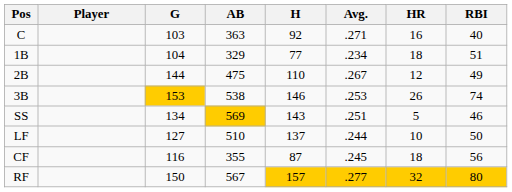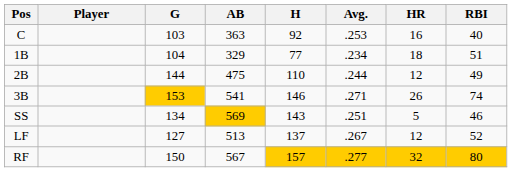(356, 34) .271 -> (356, 34) .253
(356, 75) .267 -> (356, 75) .244
(235, 95) 538 -> (235, 95) 541
(356, 95) .253 -> (356, 95) .271
(235, 136) 510 -> (235, 136) 513
(356, 136) .244 -> (356, 136) .267
(416, 136) 10 -> (416, 136) 12
(476, 136) 50 -> (476, 136) 52
- row: (21, 156)
